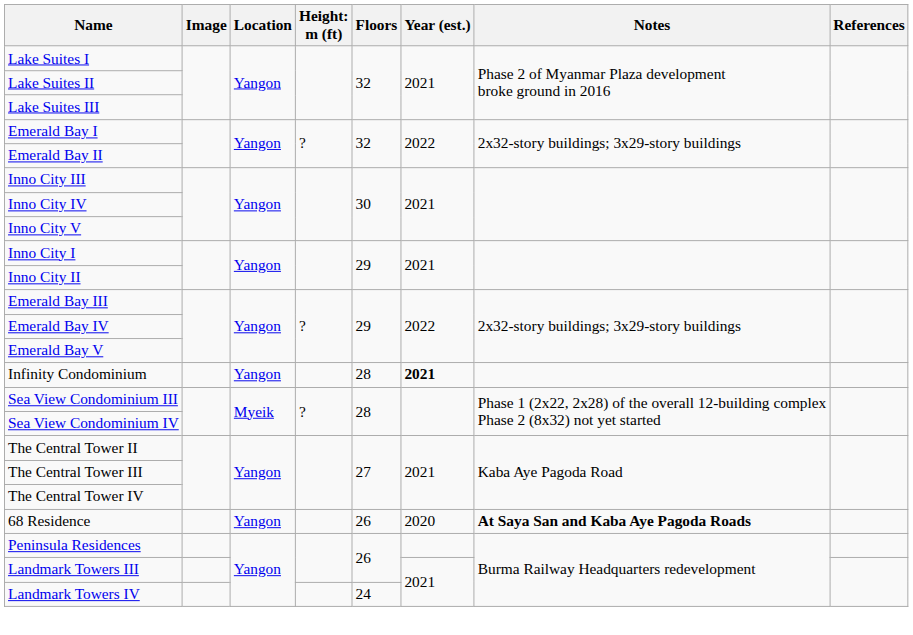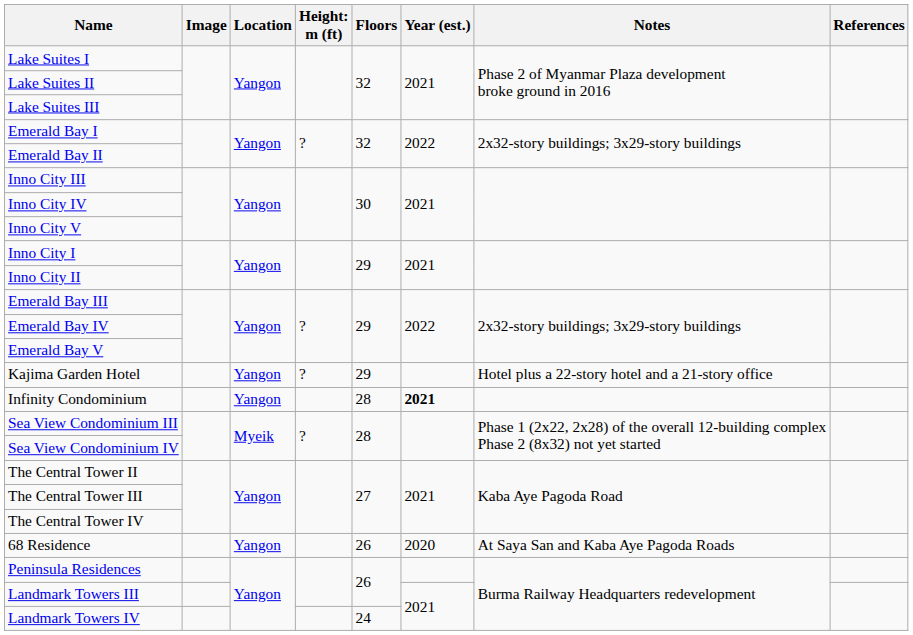+ row: (74, 374)
(614, 521) bold -> (606, 545) normal
